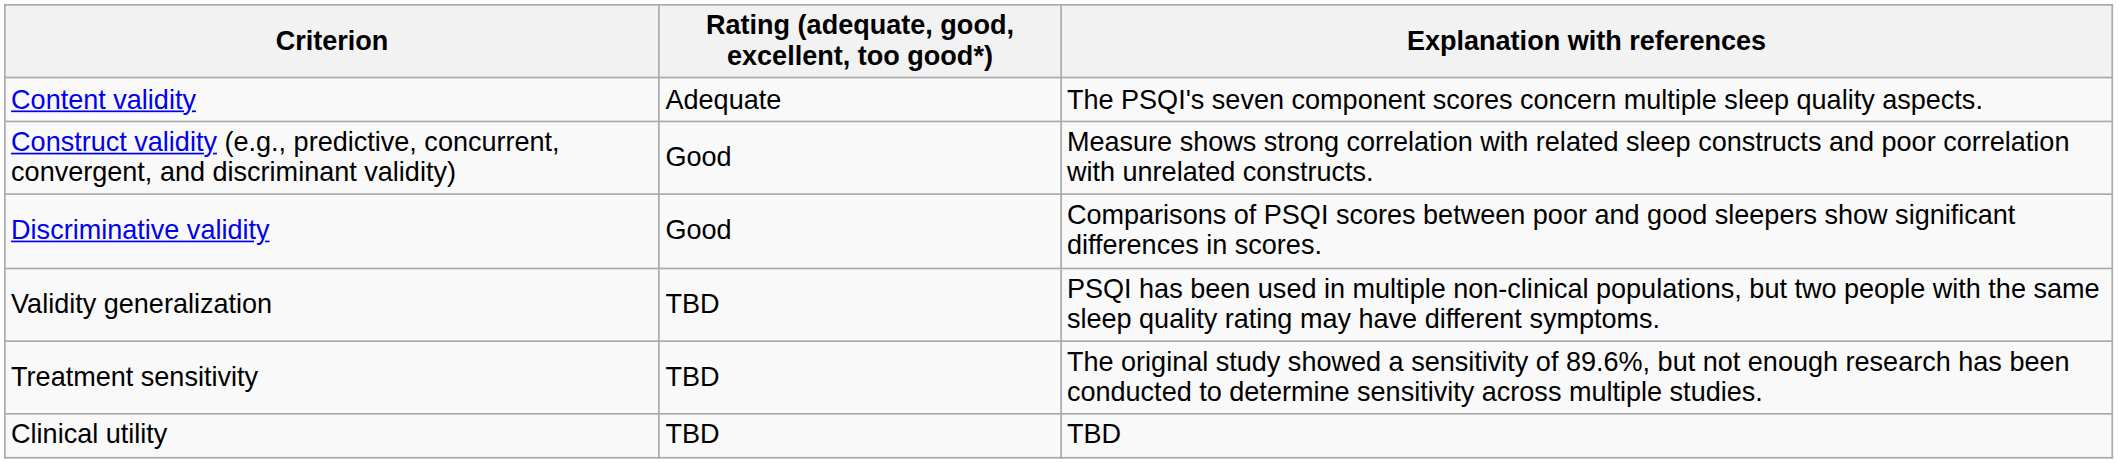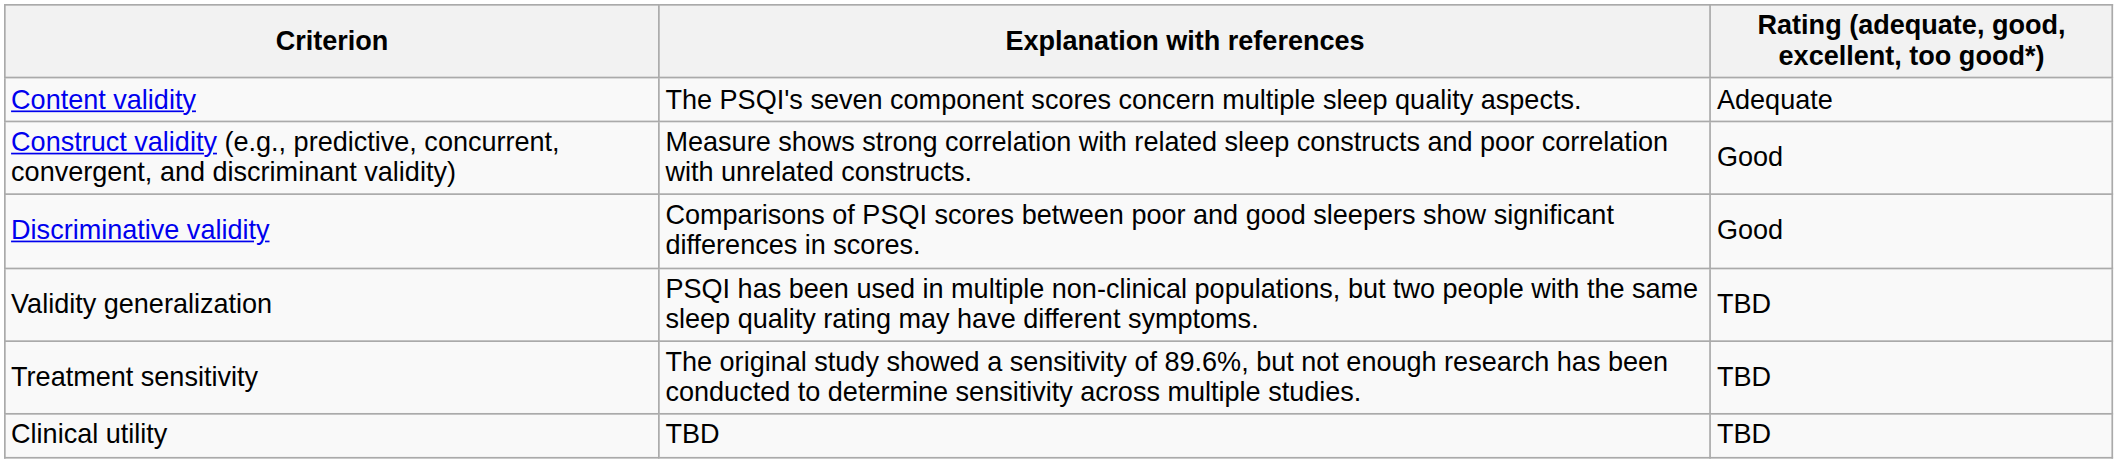columns swapped: (860, 41) <-> (1586, 41)
